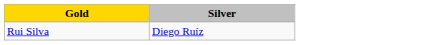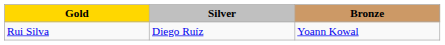+ column: (367, 13)
